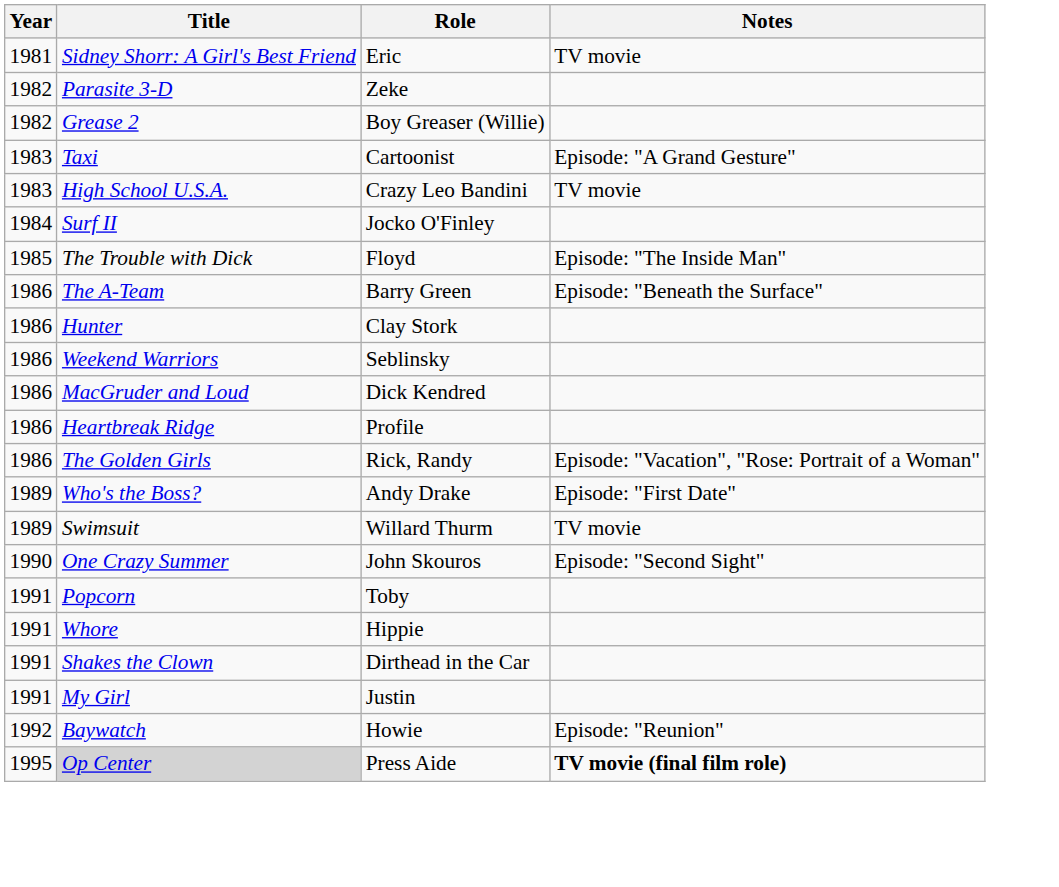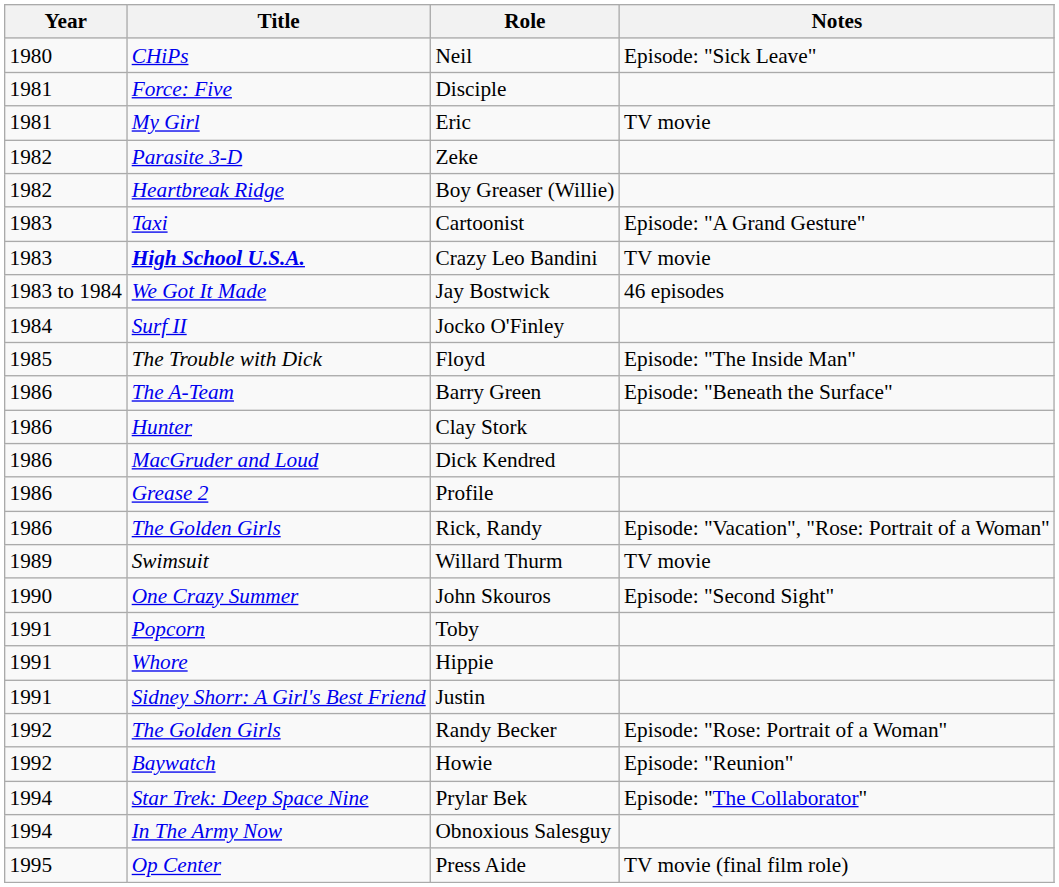+ row: (454, 55)
+ row: (471, 88)
(209, 55) Sidney Shorr: A Girl's Best Friend -> (166, 122) My Girl
(100, 122) Grease 2 -> (208, 190) Heartbreak Ridge
(145, 190) normal -> (218, 257) bold
+ row: (493, 291)
- row: (408, 358)
(138, 426) Heartbreak Ridge -> (170, 493) Grease 2
- row: (418, 493)
- row: (448, 662)
(96, 696) My Girl -> (279, 696) Sidney Shorr: A Girl's Best Friend
+ row: (496, 730)
+ row: (481, 797)
+ row: (523, 831)
(107, 763) lightgrey background -> (176, 865) no background
(670, 763) bold -> (736, 865) normal
